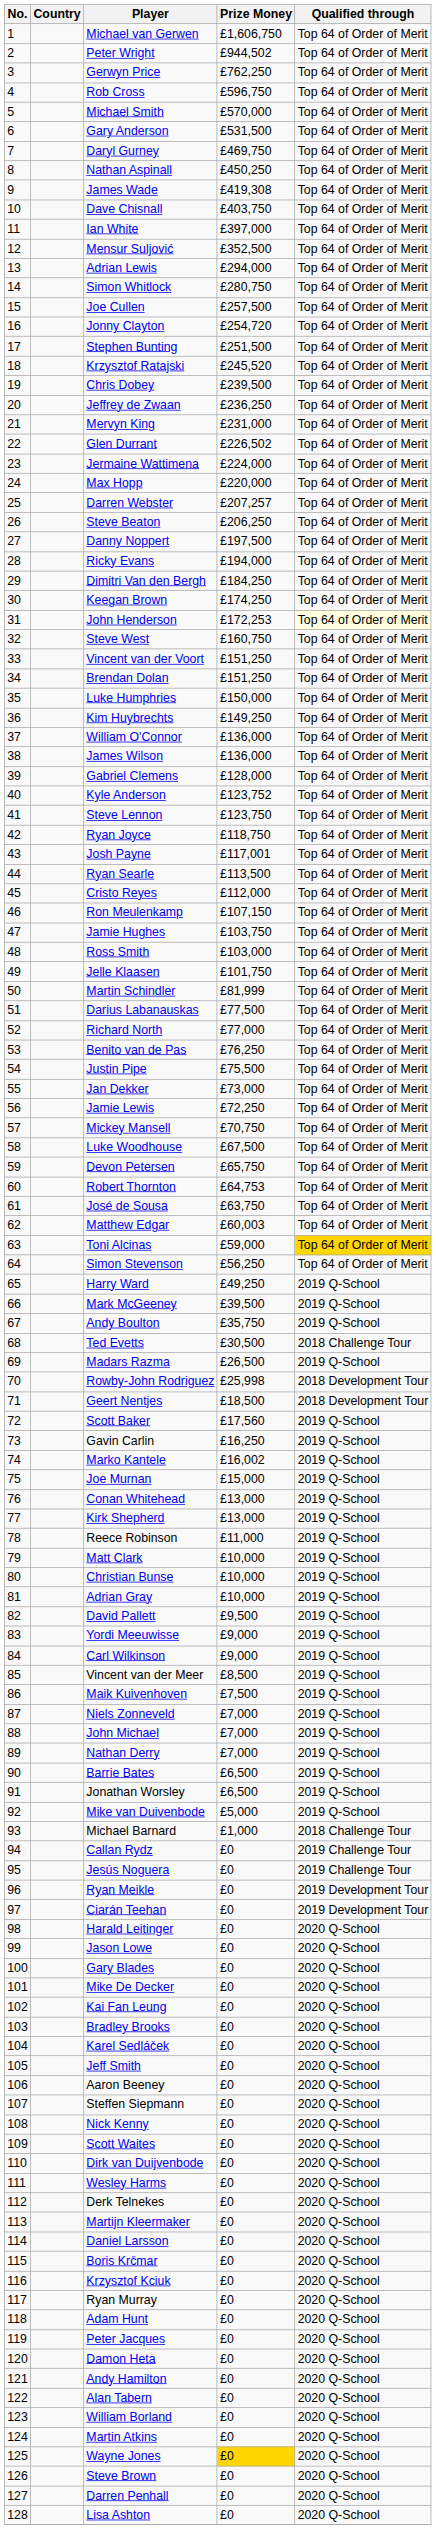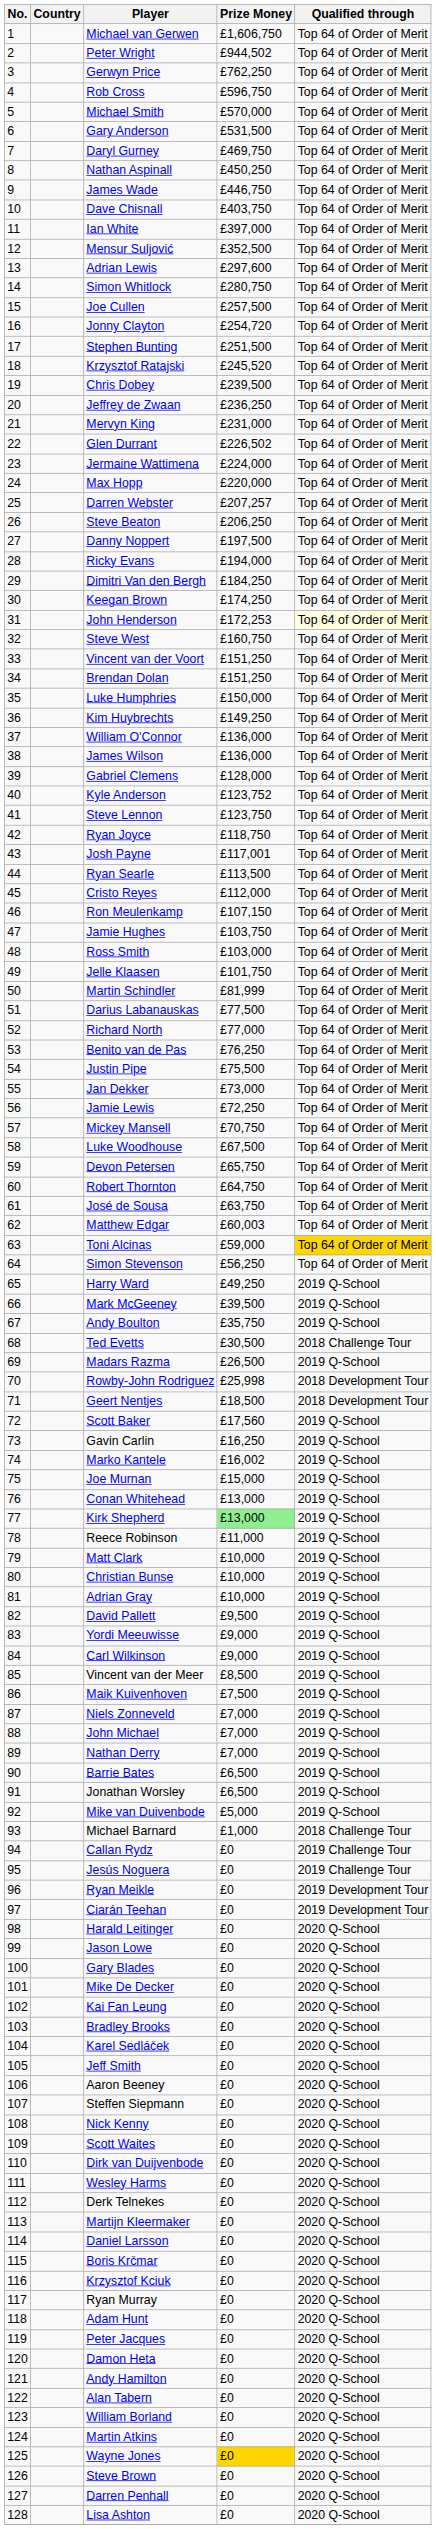(246, 190) £419,308 -> (246, 190) £446,750
(246, 268) £294,000 -> (246, 268) £297,600
(242, 1186) £64,753 -> (242, 1186) £64,750
(242, 1518) no background -> (242, 1518) lightgreen background
